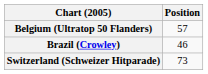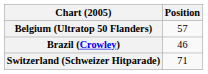(182, 61) 73 -> (182, 61) 71
